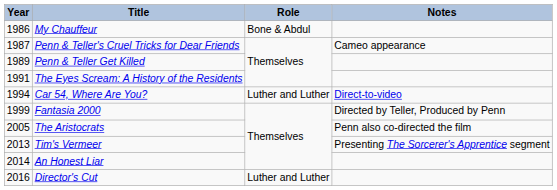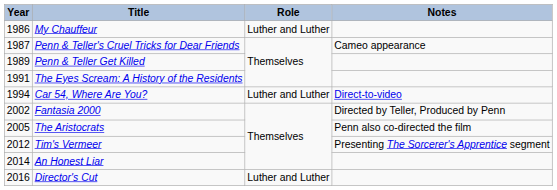(279, 29) Bone & Abdul -> (288, 29) Luther and Luther
(18, 111) 1999 -> (18, 111) 2002
(18, 144) 2013 -> (18, 144) 2012
